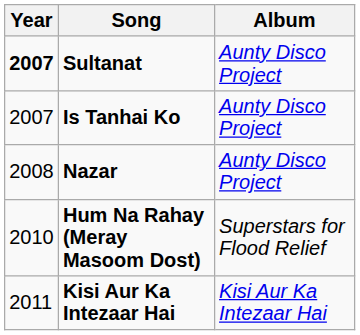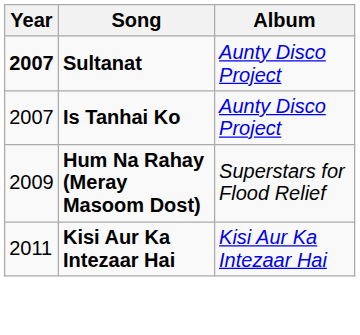- row: (90, 171)
(31, 237) 2010 -> (31, 183) 2009
